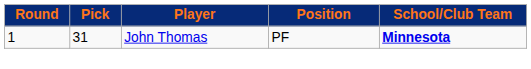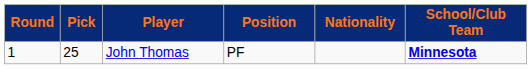+ column: (360, 23)
(80, 37) 31 -> (71, 52) 25
